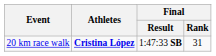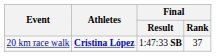(197, 44) 31 -> (197, 44) 37
